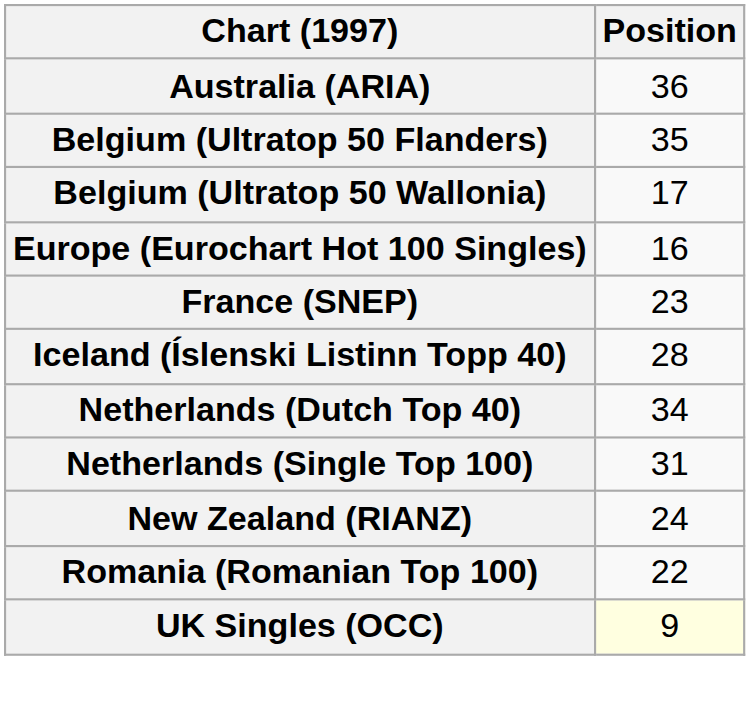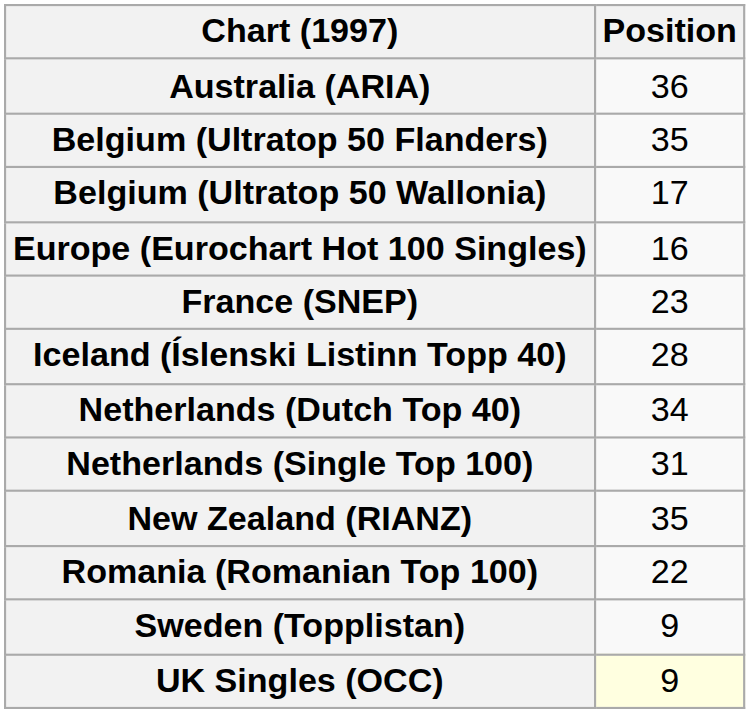(670, 517) 24 -> (670, 517) 35
+ row: (300, 626)
